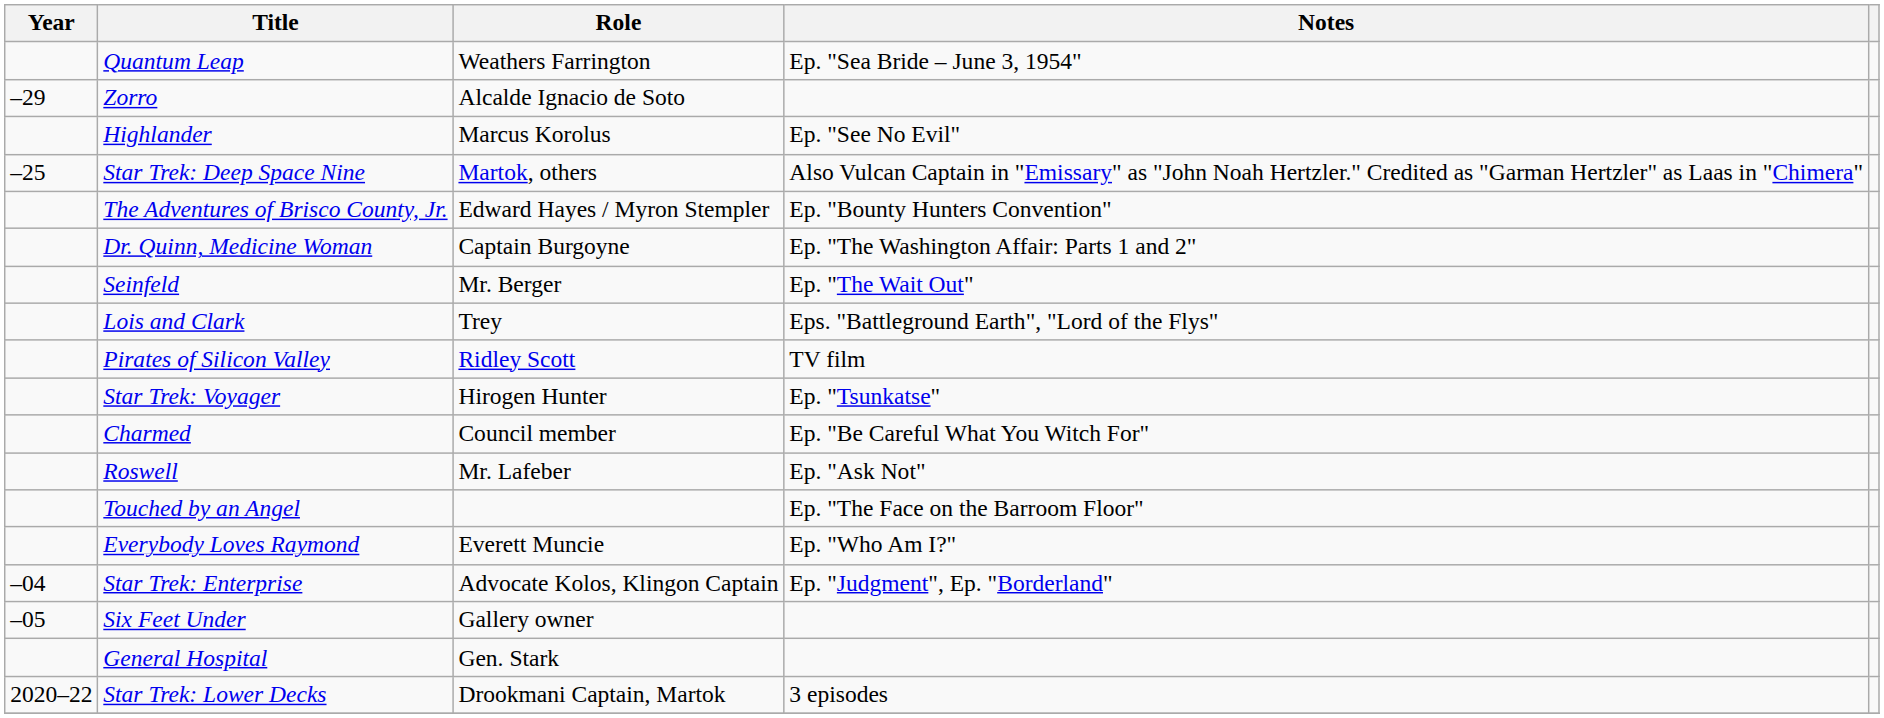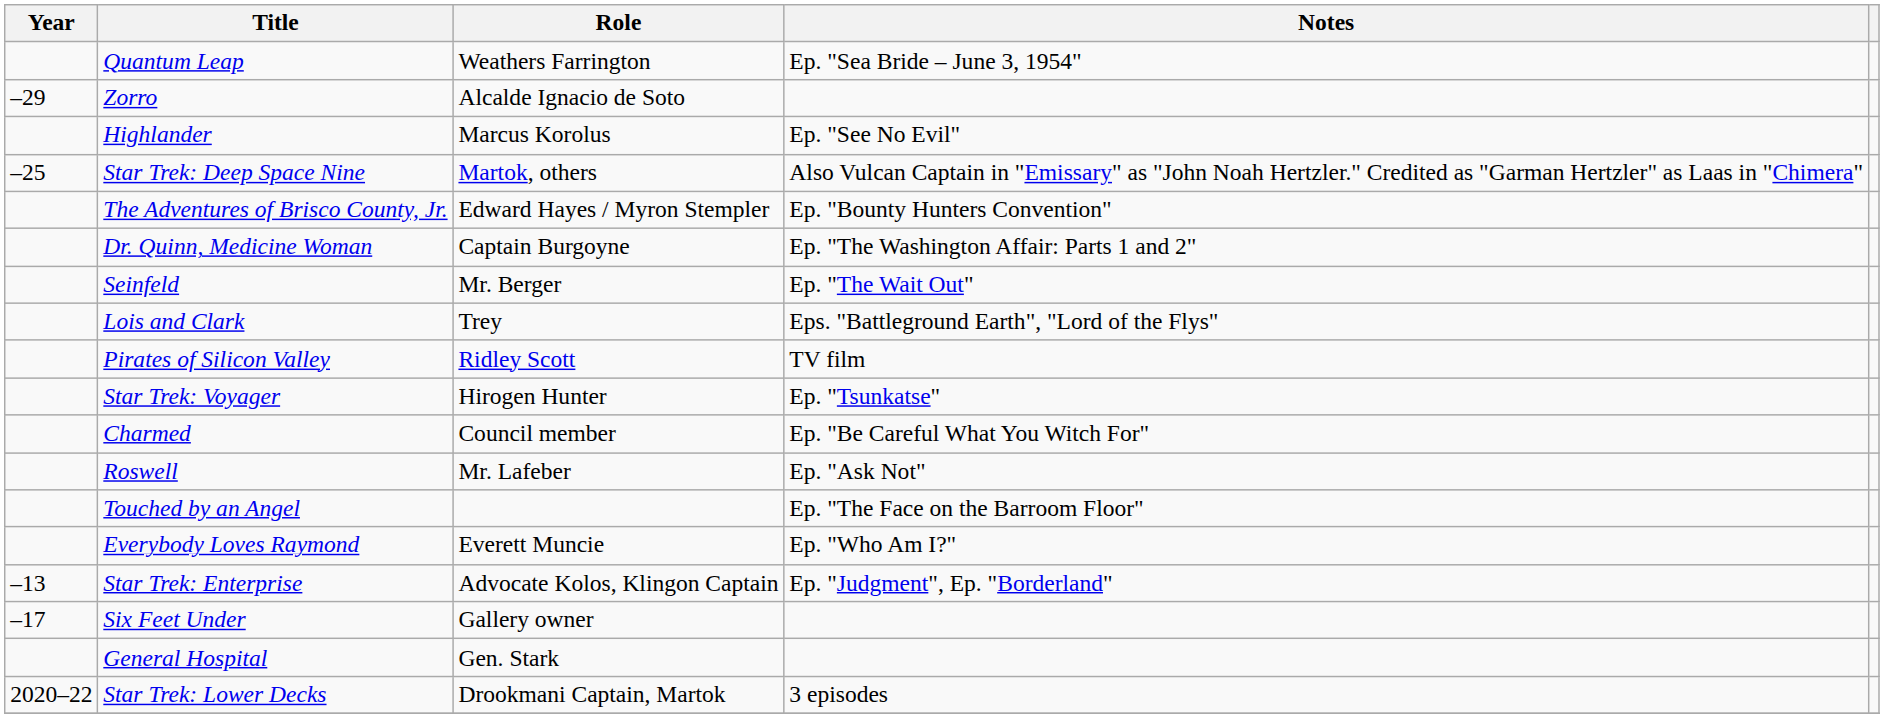(28, 582) –04 -> (28, 582) –13
(28, 619) –05 -> (28, 619) –17
